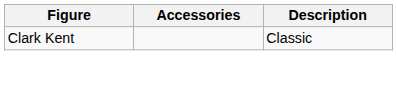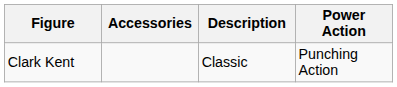+ column: (344, 23)
